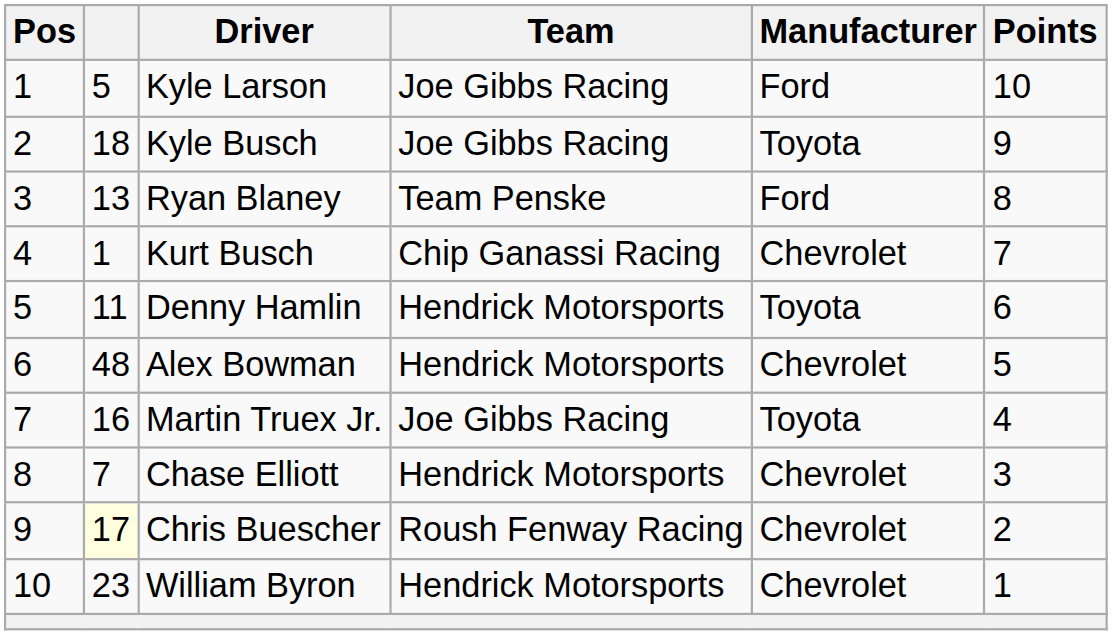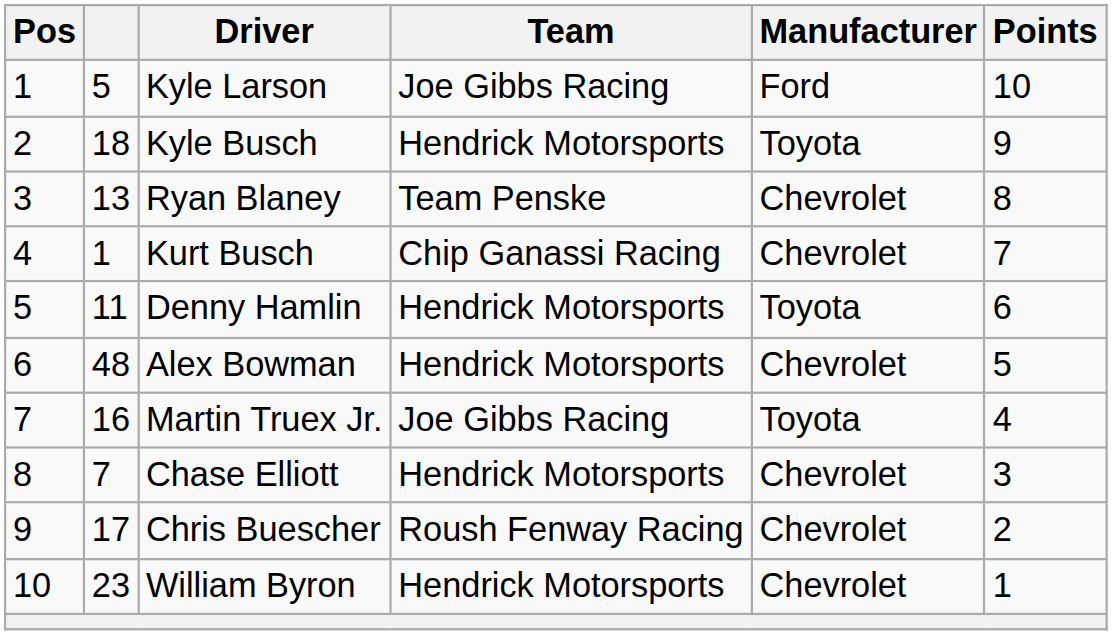(534, 142) Joe Gibbs Racing -> (561, 142) Hendrick Motorsports
(795, 197) Ford -> (833, 197) Chevrolet
(111, 529) lightyellow background -> (111, 529) no background
